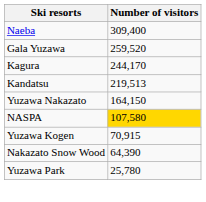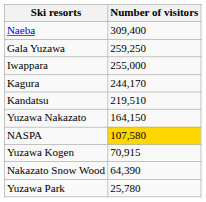(128, 48) 259,520 -> (128, 48) 259,250
+ row: (27, 65)
(128, 83) 219,513 -> (128, 100) 219,510
